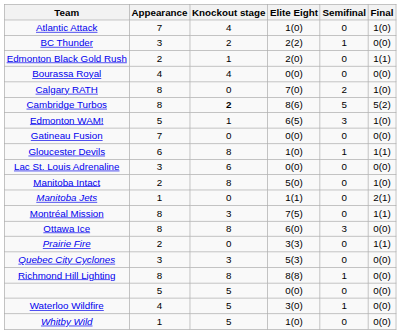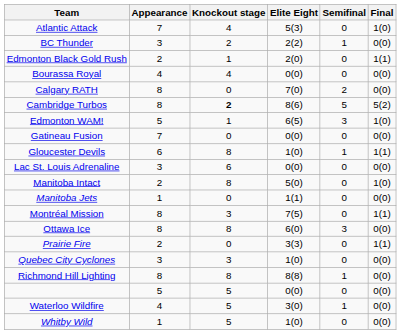(294, 28) 1(0) -> (294, 28) 5(3)
(382, 90) 1(0) -> (382, 90) 0(0)
(382, 198) 2(1) -> (382, 198) 0(0)
(294, 260) 5(3) -> (294, 260) 1(0)
